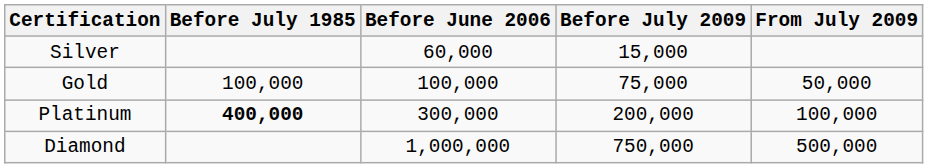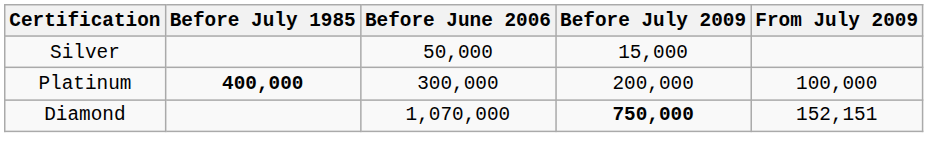(458, 52) 60,000 -> (458, 52) 50,000
- row: (85, 84)
(458, 147) 1,000,000 -> (458, 115) 1,070,000
(653, 147) normal -> (653, 115) bold
(837, 147) 500,000 -> (837, 115) 152,151
